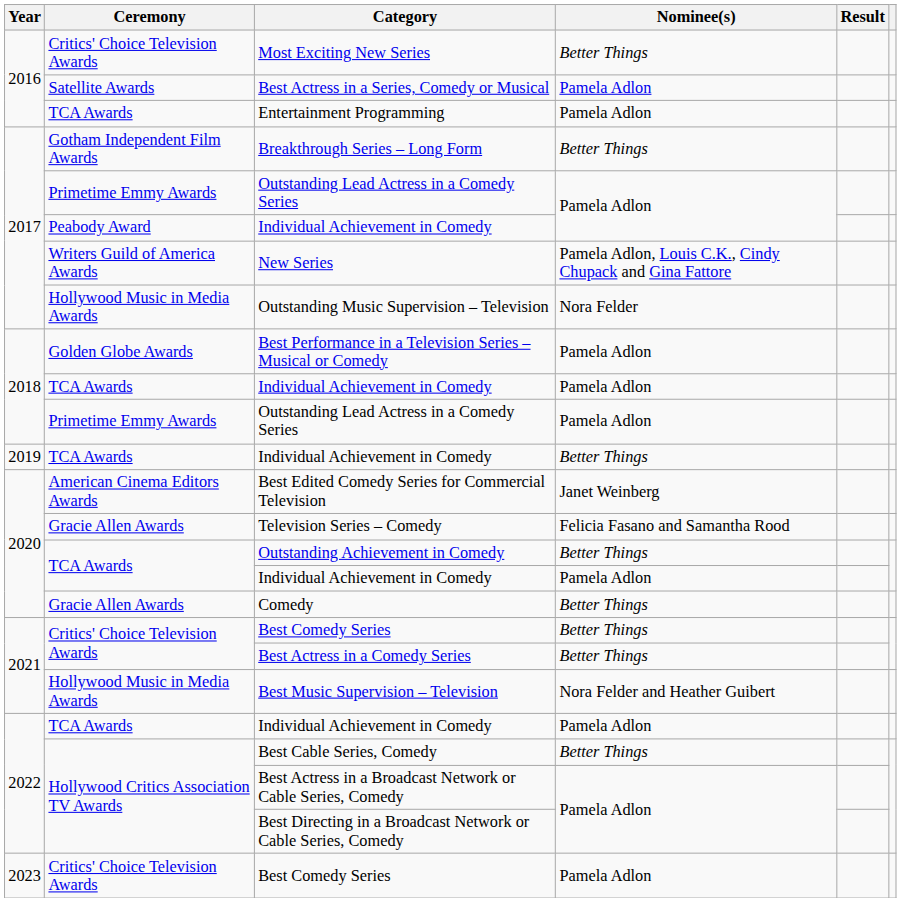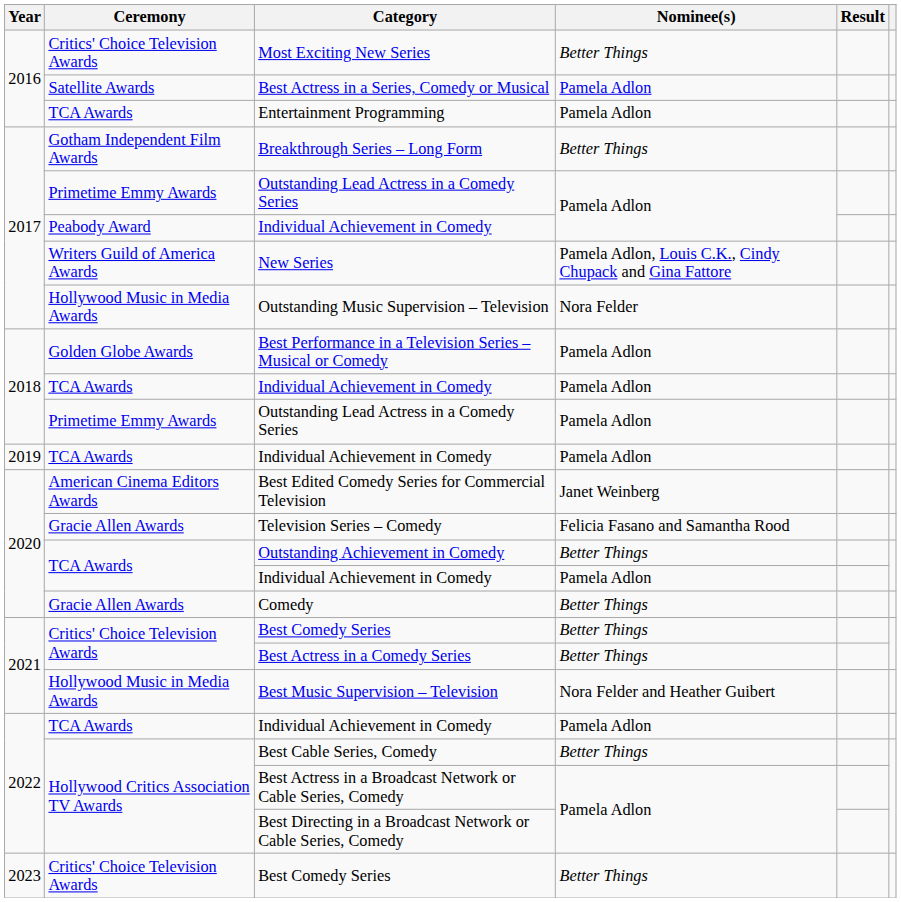(604, 456) Better Things -> (605, 456) Pamela Adlon
(605, 875) Pamela Adlon -> (604, 875) Better Things
